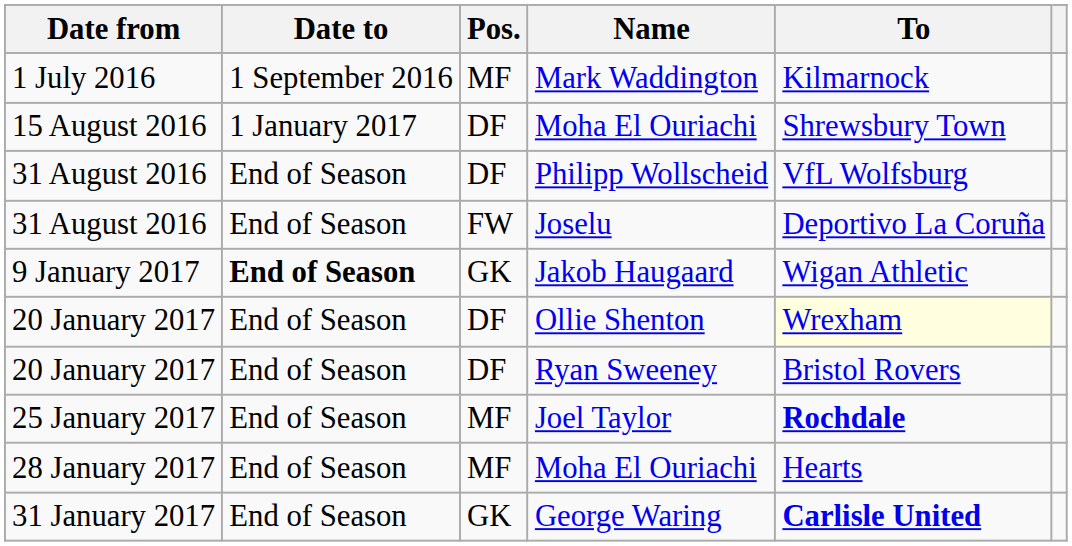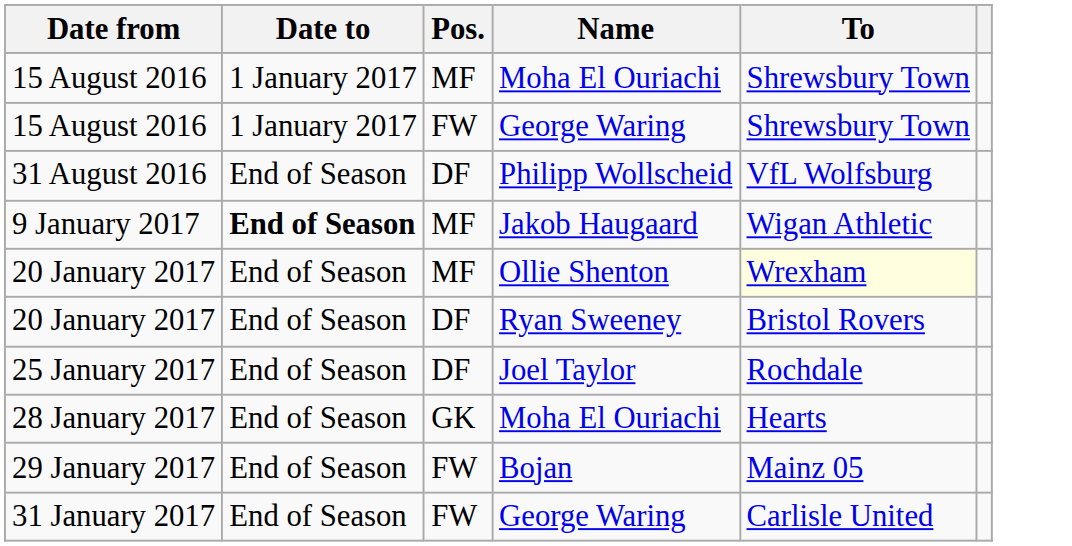- row: (84, 77)
(487, 126) DF -> (453, 77) MF
+ row: (109, 126)
- row: (109, 223)
(489, 272) GK -> (453, 223) MF
(487, 321) DF -> (453, 272) MF
(489, 418) MF -> (451, 369) DF
(844, 418) bold -> (805, 369) normal
(489, 467) MF -> (453, 418) GK
+ row: (114, 467)
(489, 516) GK -> (454, 516) FW
(882, 516) bold -> (840, 516) normal
